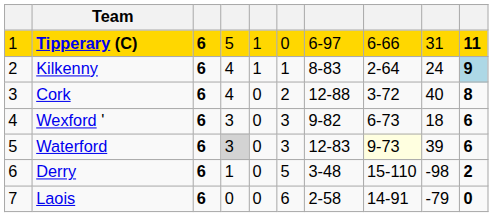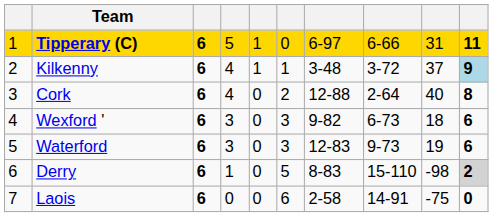(325, 69) 8-83 -> (325, 69) 3-48
(383, 69) 2-64 -> (383, 69) 3-72
(435, 69) 24 -> (435, 69) 37
(383, 95) 3-72 -> (383, 95) 2-64
(229, 146) lightgrey background -> (229, 146) no background
(383, 146) lightyellow background -> (383, 146) no background
(435, 146) 39 -> (435, 146) 19
(325, 172) 3-48 -> (325, 172) 8-83
(468, 172) no background -> (468, 172) lightgrey background
(437, 198) -79 -> (437, 198) -75
